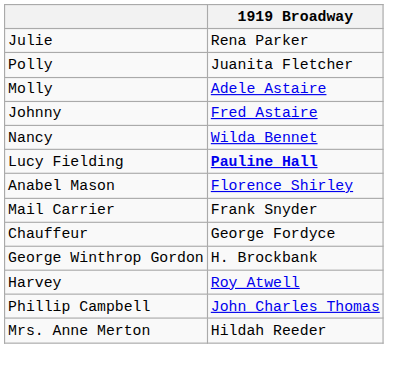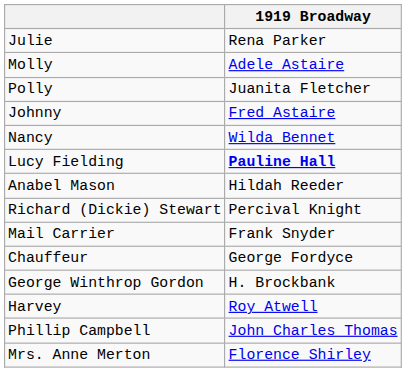rows swapped: (30, 65) <-> (30, 89)
(282, 186) Florence Shirley -> (286, 186) Hildah Reeder
+ row: (115, 210)
(269, 331) Hildah Reeder -> (300, 355) Florence Shirley
